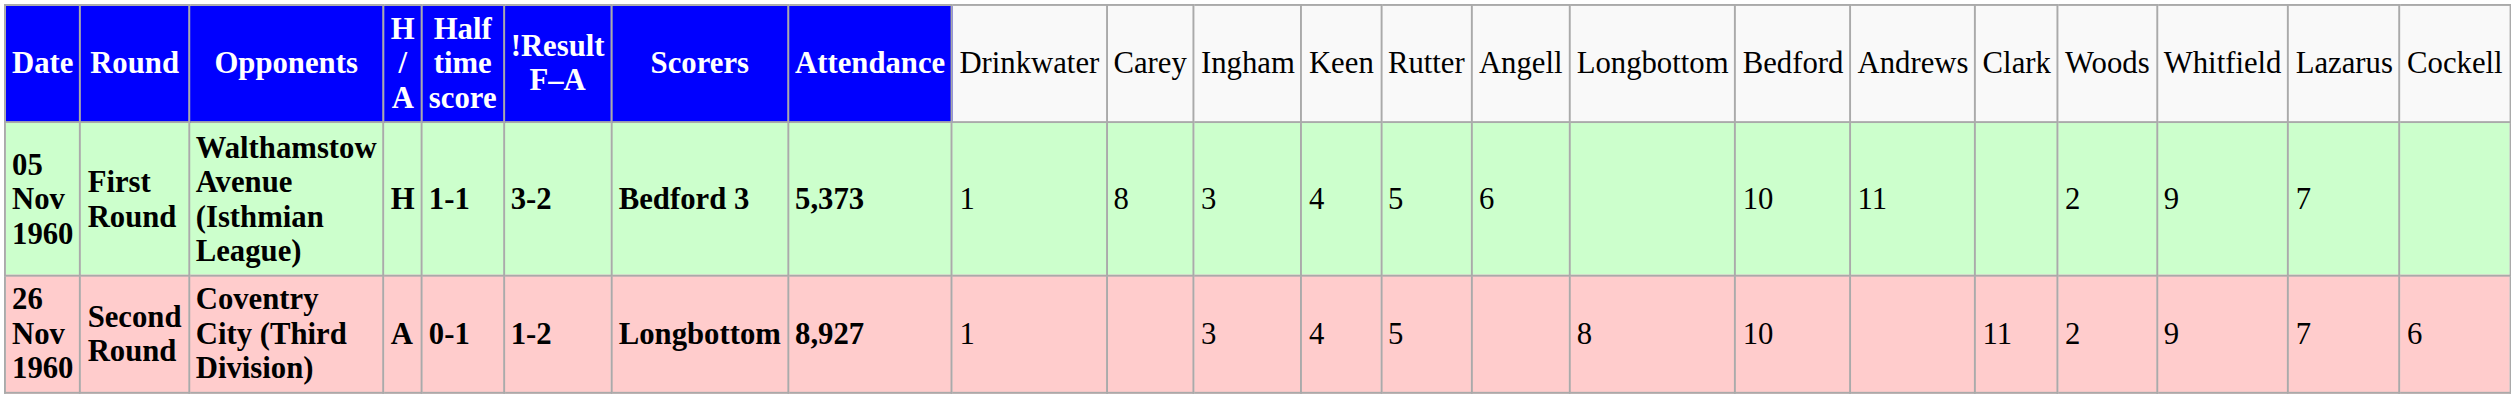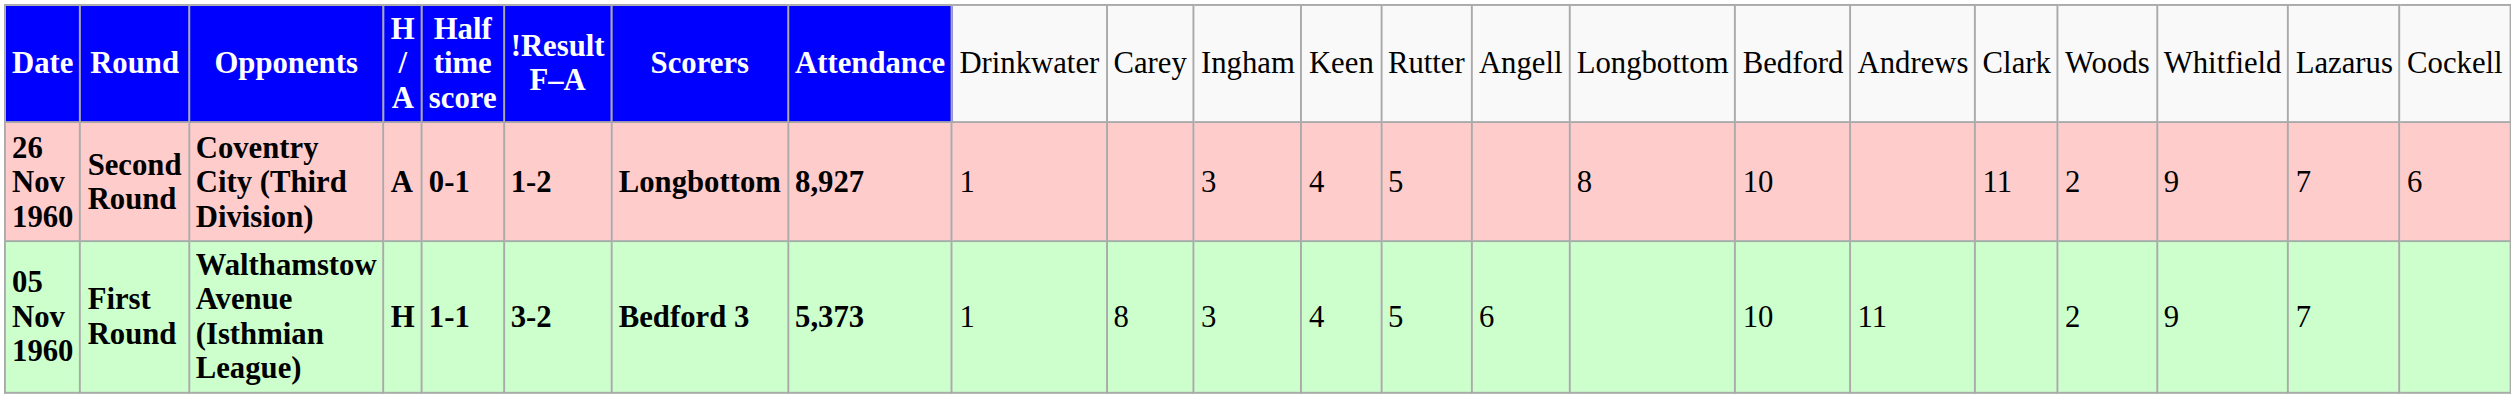rows swapped: (43, 198) <-> (43, 333)
